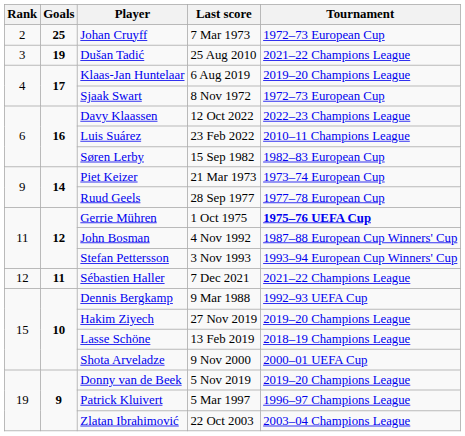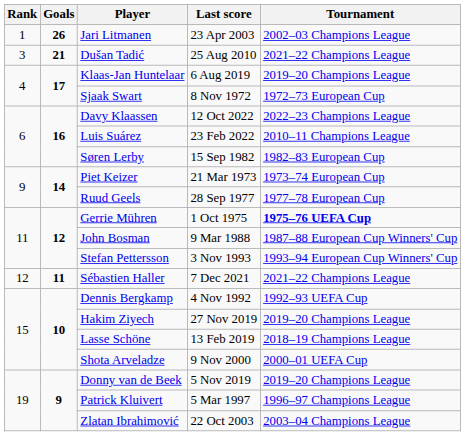+ row: (116, 34)
- row: (114, 34)
(59, 55) 19 -> (59, 55) 21
(221, 237) 4 Nov 1992 -> (220, 237) 9 Mar 1988
(220, 298) 9 Mar 1988 -> (221, 298) 4 Nov 1992
